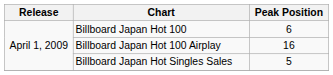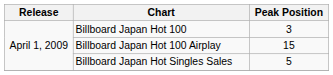(289, 29) 6 -> (289, 29) 3
(289, 45) 16 -> (289, 45) 15
